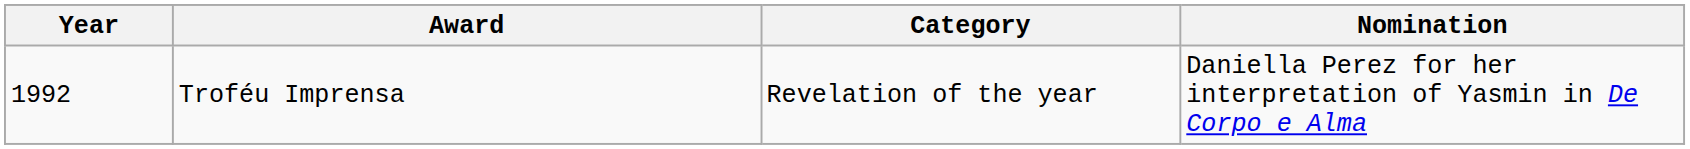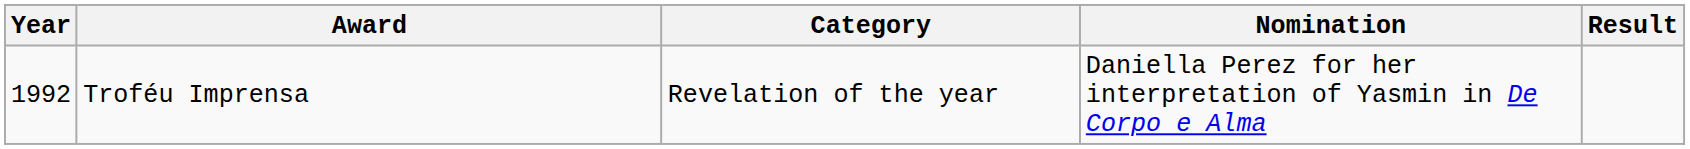+ column: (1633, 25)
